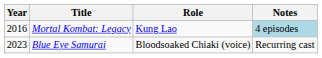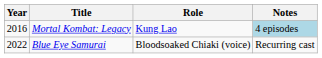(17, 45) 2023 -> (17, 45) 2022
